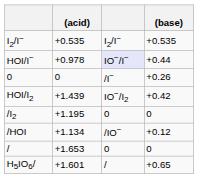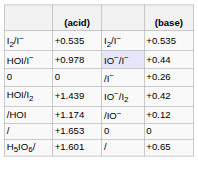- row: (12, 115)
(69, 132) +1.134 -> (69, 115) +1.174
